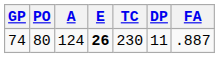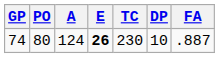(159, 41) 11 -> (159, 41) 10
